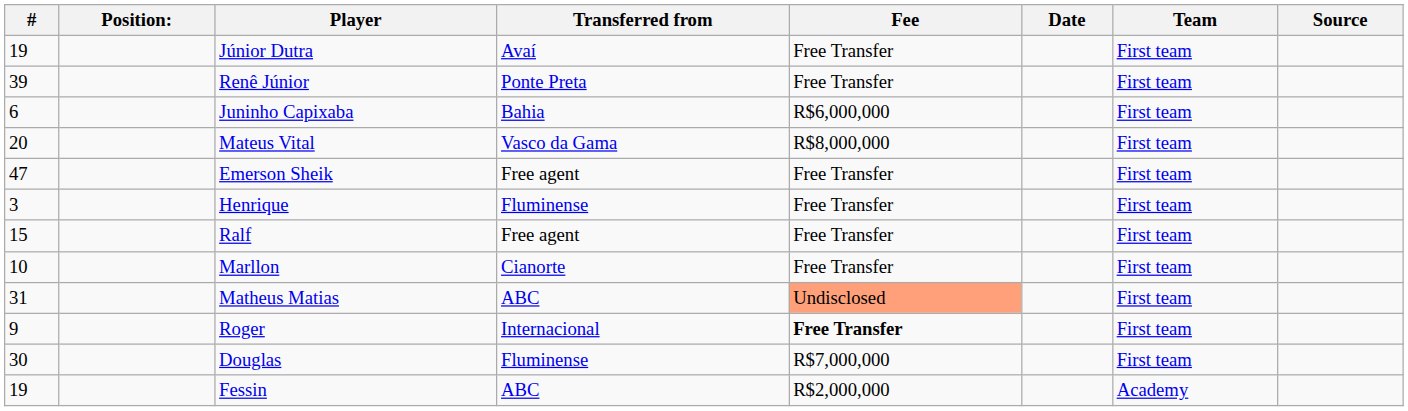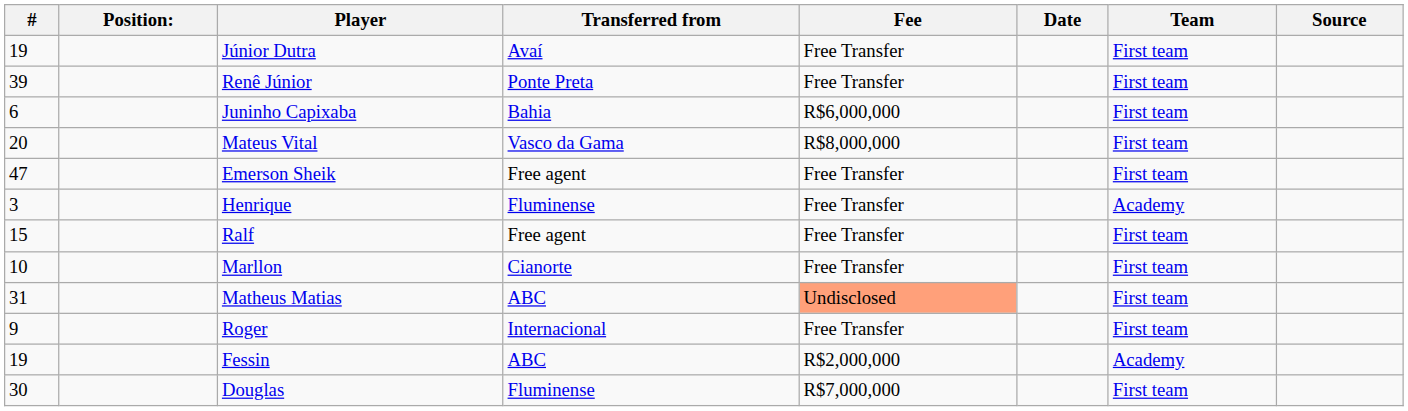(1154, 205) First team -> (1149, 205) Academy
(848, 328) bold -> (854, 328) normal
rows swapped: (243, 390) <-> (250, 359)
